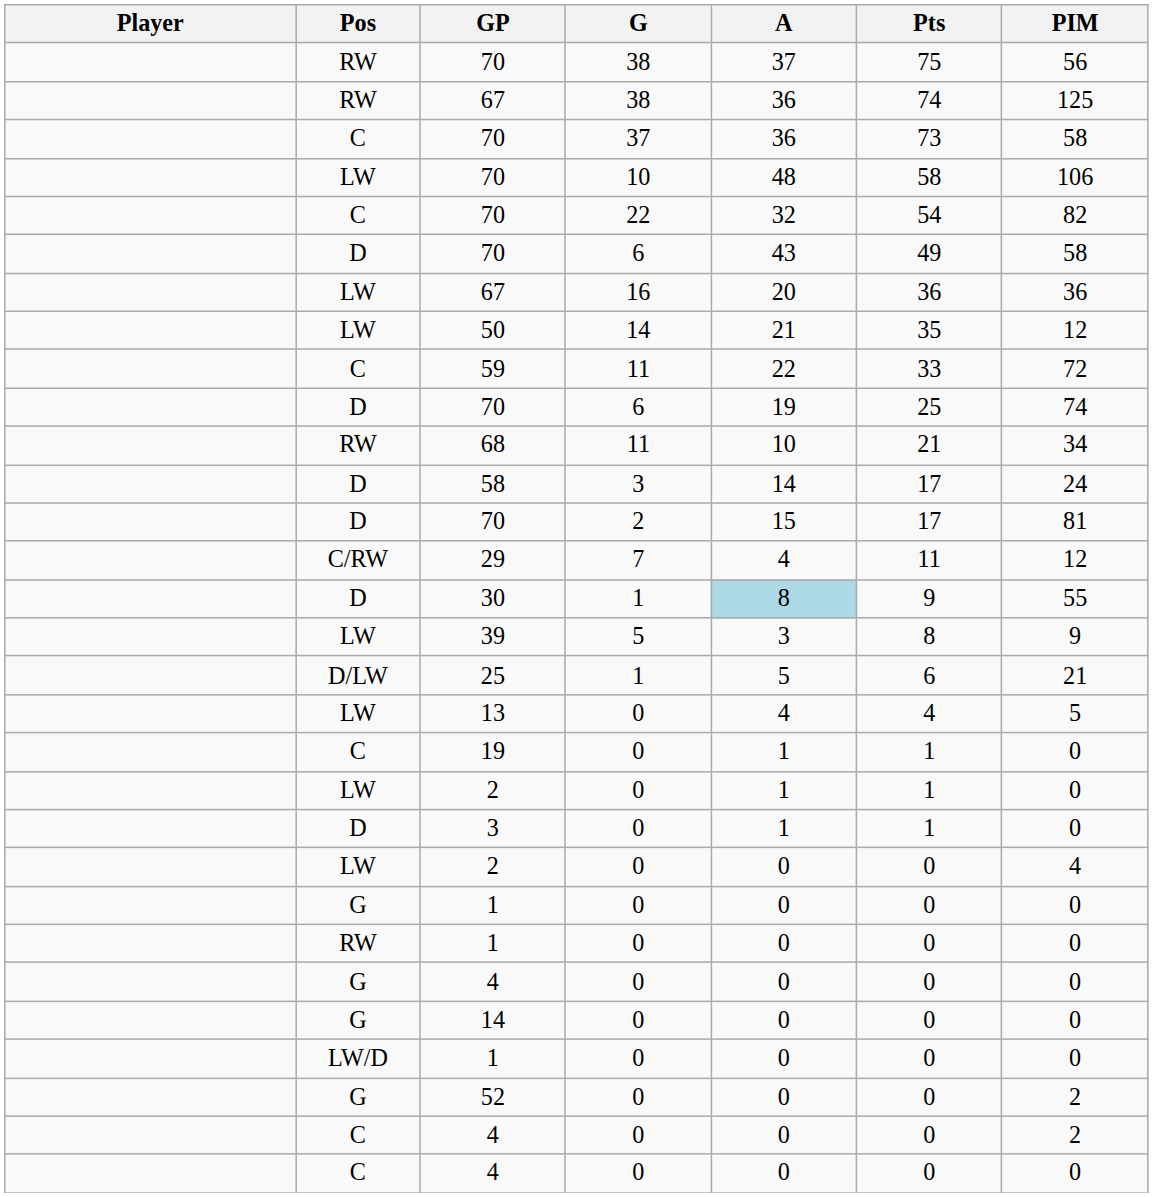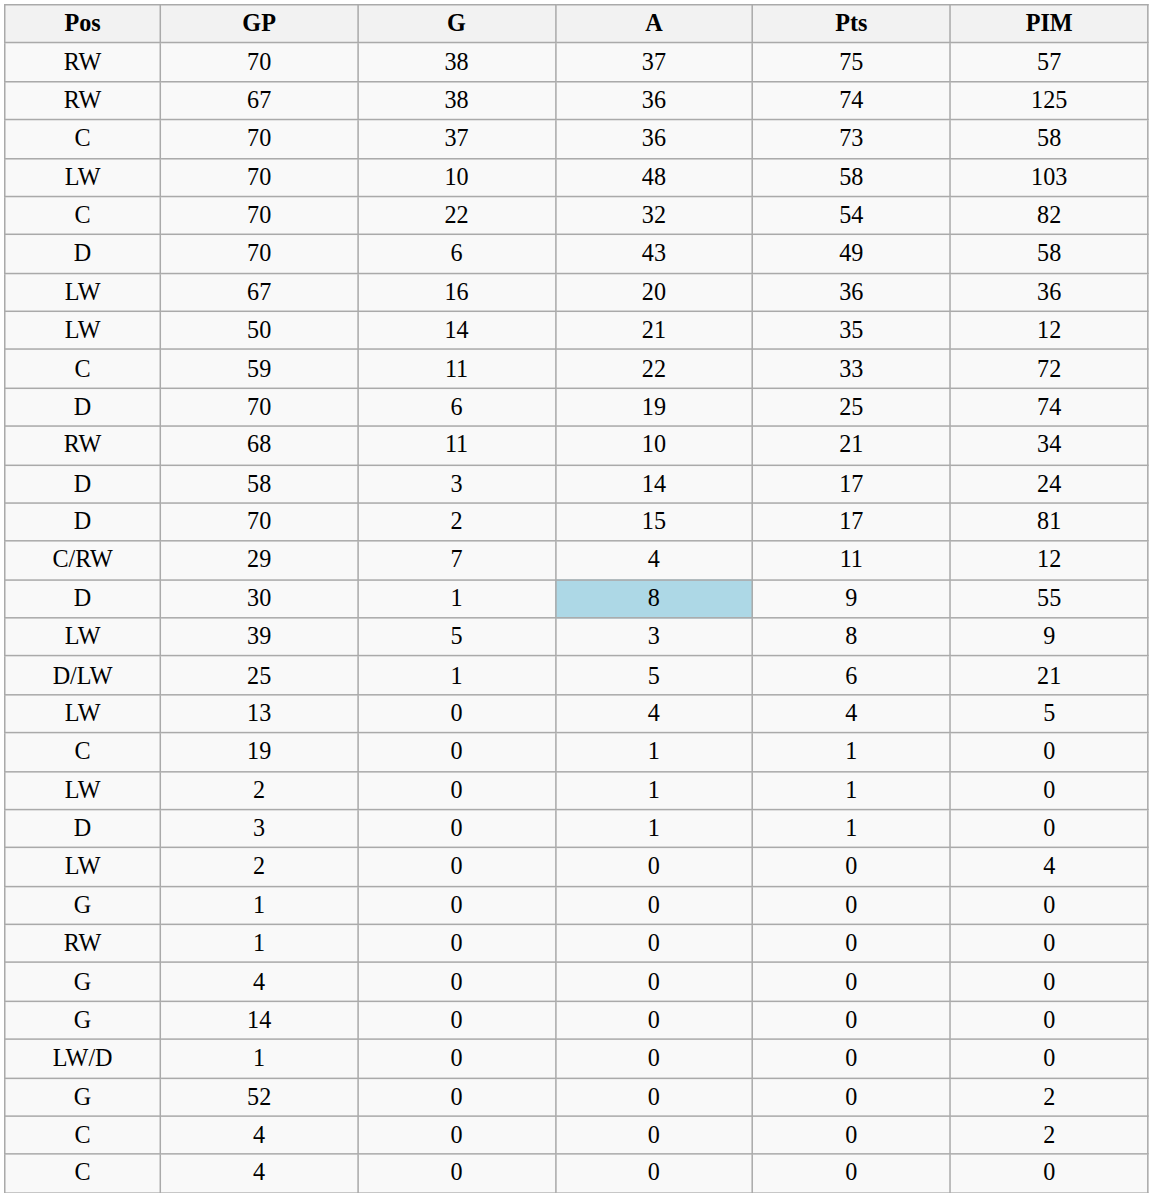- column: (150, 23)
(1075, 61) 56 -> (1049, 61) 57
(1075, 176) 106 -> (1049, 176) 103
